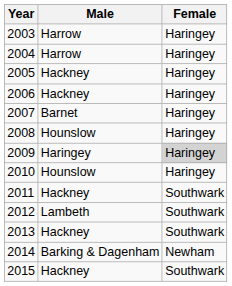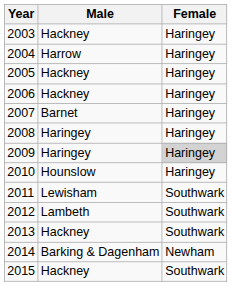(61, 34) Harrow -> (65, 34) Hackney
(68, 133) Hounslow -> (66, 133) Haringey
(65, 192) Hackney -> (69, 192) Lewisham
